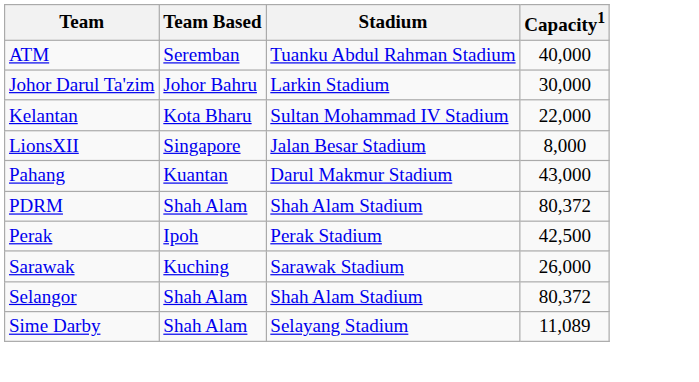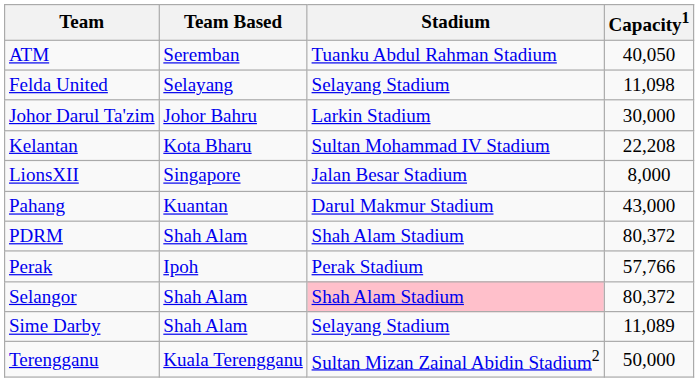(565, 54) 40,000 -> (649, 54) 40,050
+ row: (58, 85)
(565, 115) 22,000 -> (649, 145) 22,208
(565, 236) 42,500 -> (649, 266) 57,766
- row: (42, 266)
(346, 296) no background -> (388, 296) pink background
+ row: (54, 359)
